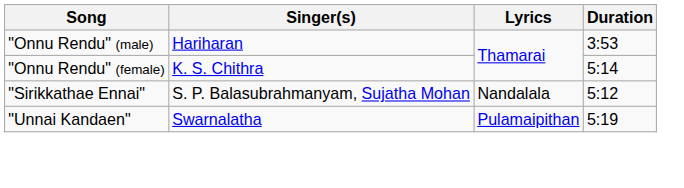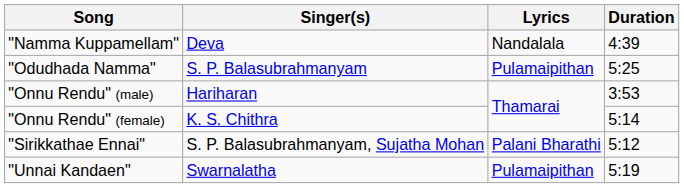+ row: (94, 43)
+ row: (82, 68)
(514, 94) Nandalala -> (546, 145) Palani Bharathi
